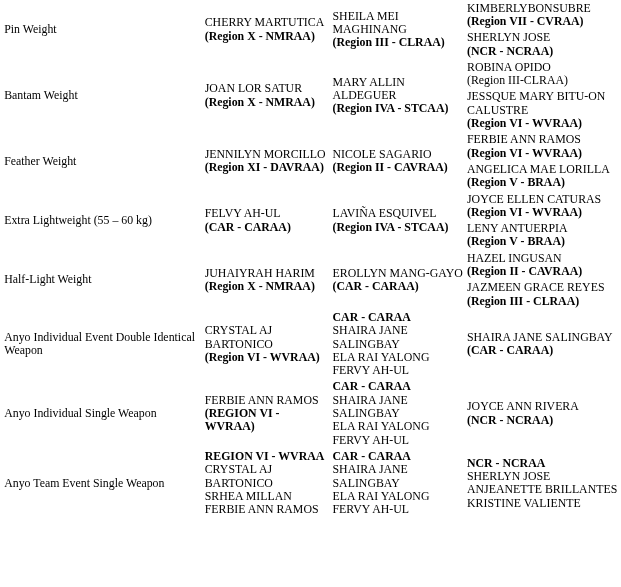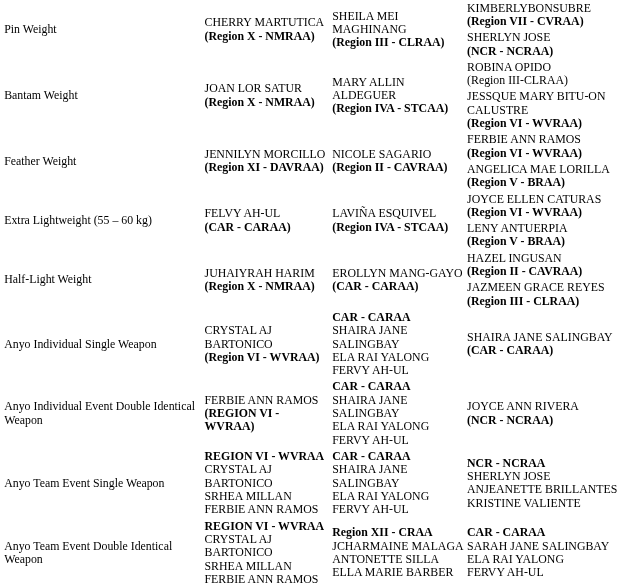(100, 343) Anyo Individual Event Double Identical Weapon -> (80, 343) Anyo Individual Single Weapon
(80, 413) Anyo Individual Single Weapon -> (100, 413) Anyo Individual Event Double Identical Weapon
+ row: (538, 552)
